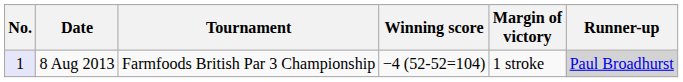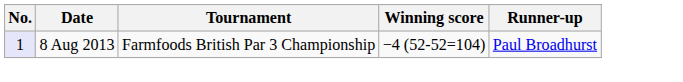- column: (527, 27)
(622, 63) lightgrey background -> (545, 44) no background
